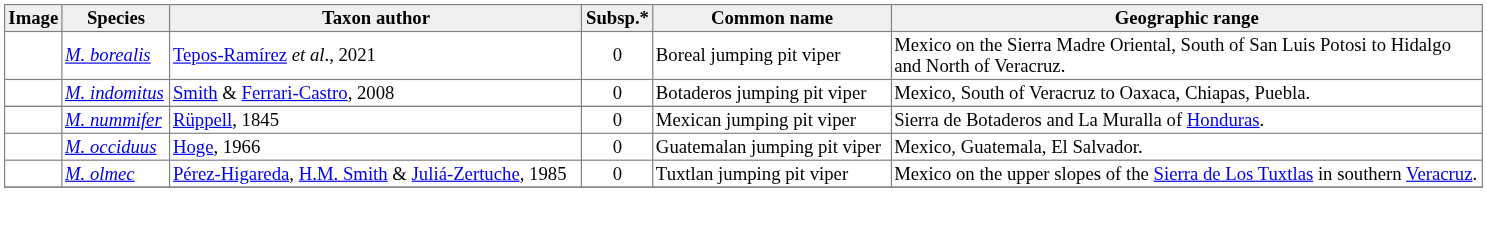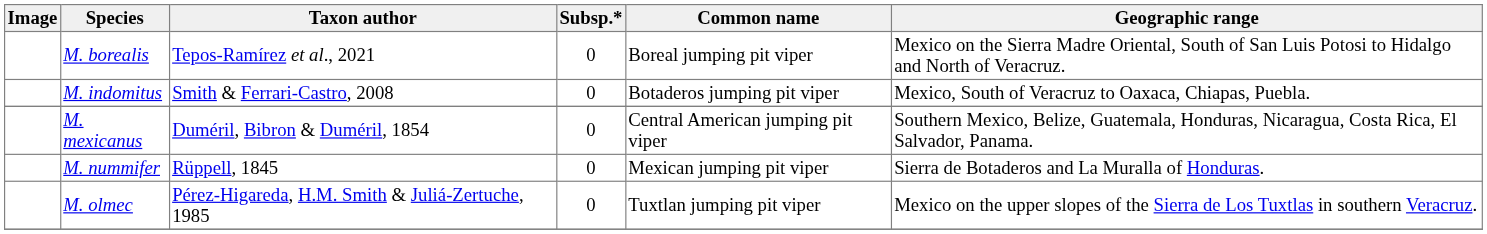+ row: (103, 130)
- row: (111, 146)
